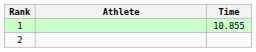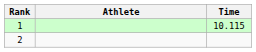(229, 26) 10.855 -> (229, 26) 10.115
